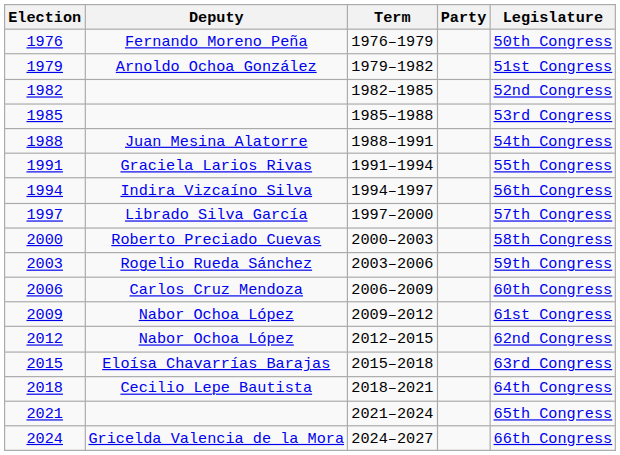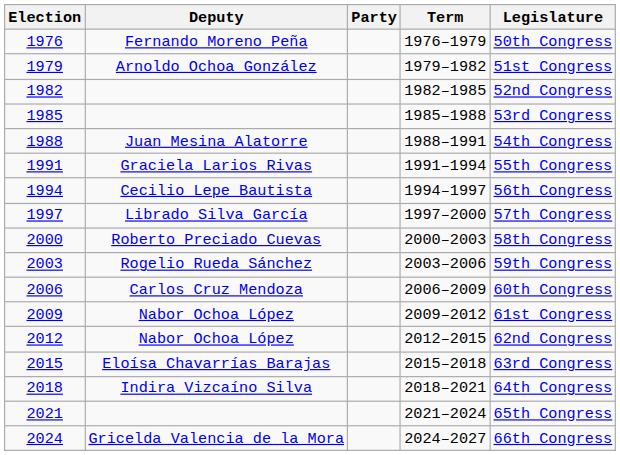columns swapped: (464, 17) <-> (392, 17)
(216, 191) Indira Vizcaíno Silva -> (216, 191) Cecilio Lepe Bautista
(216, 389) Cecilio Lepe Bautista -> (216, 389) Indira Vizcaíno Silva
